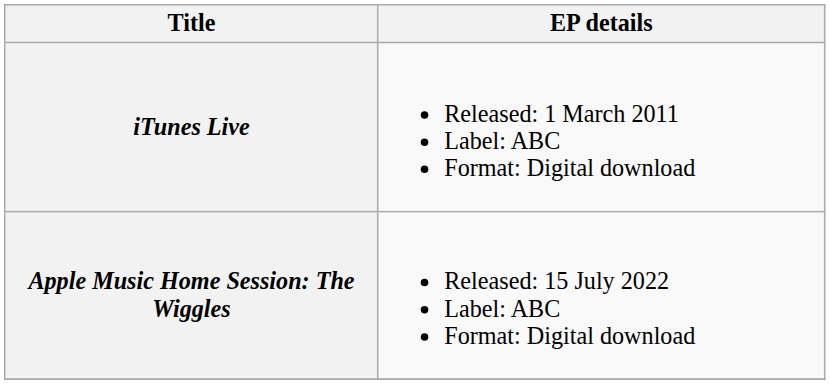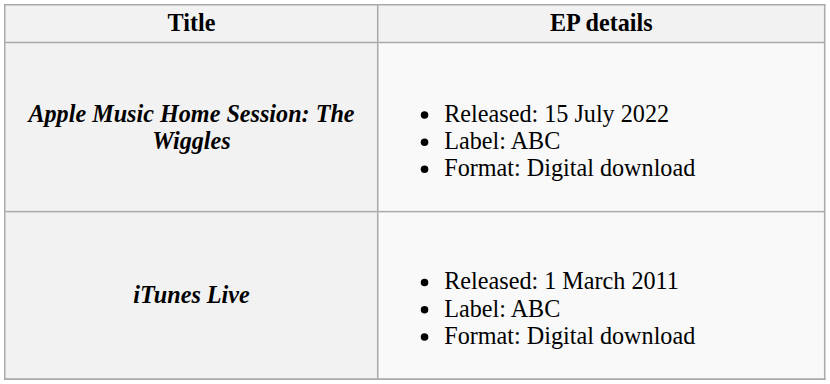rows swapped: (192, 126) <-> (192, 295)
